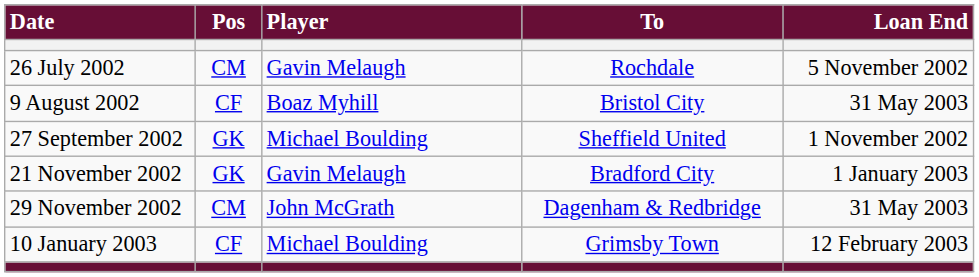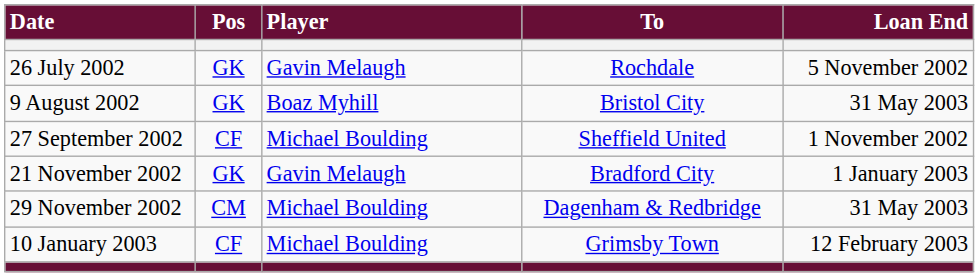(229, 67) CM -> (229, 67) GK
(229, 102) CF -> (229, 102) GK
(229, 138) GK -> (229, 138) CF
(331, 208) John McGrath -> (347, 208) Michael Boulding
